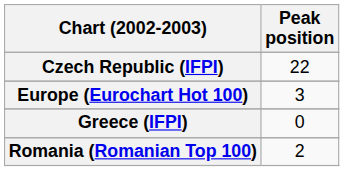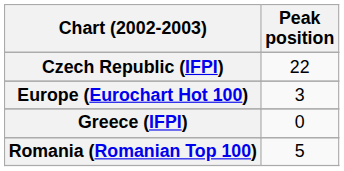(300, 151) 2 -> (300, 151) 5
